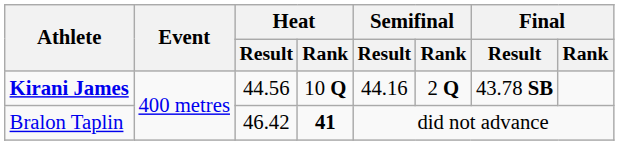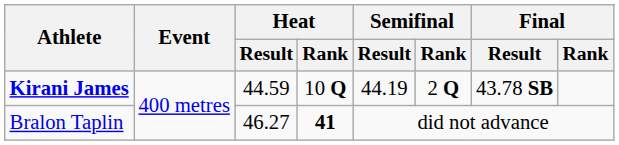(266, 88) 44.56 -> (266, 88) 44.59
(384, 88) 44.16 -> (384, 88) 44.19
(266, 122) 46.42 -> (266, 122) 46.27
